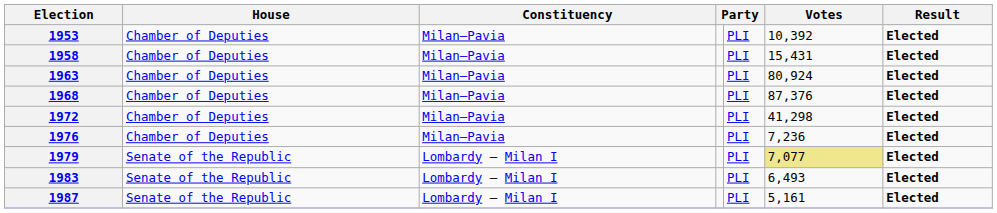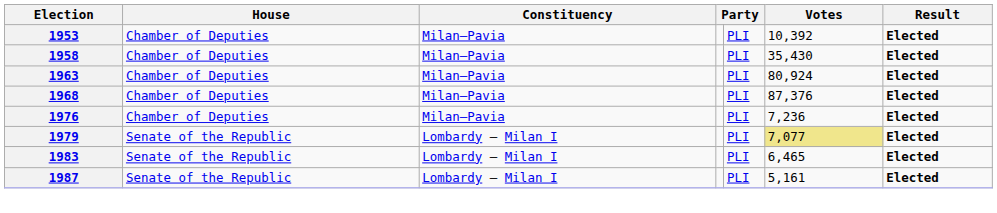(790, 55) 15,431 -> (790, 55) 35,430
- row: (64, 116)
(787, 177) 6,493 -> (787, 157) 6,465
